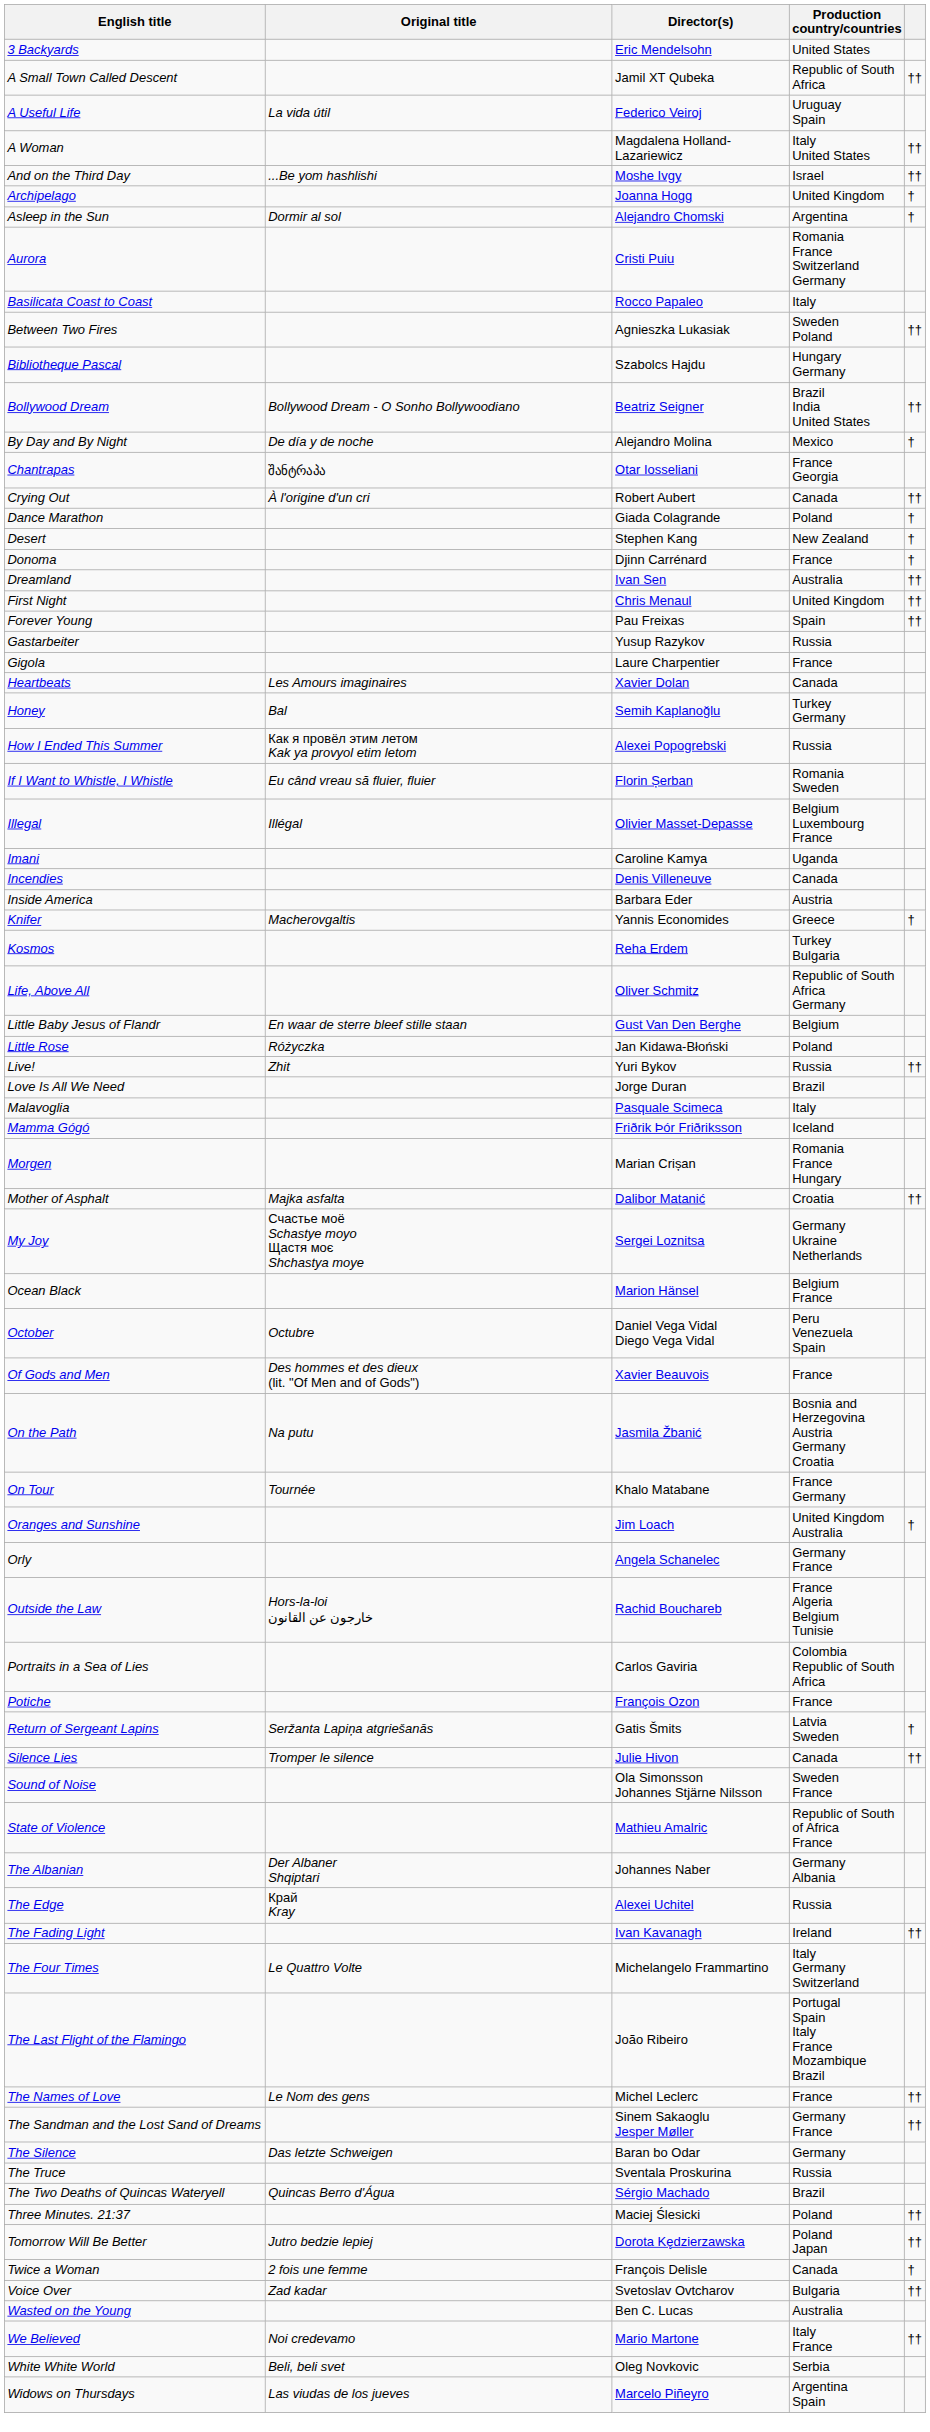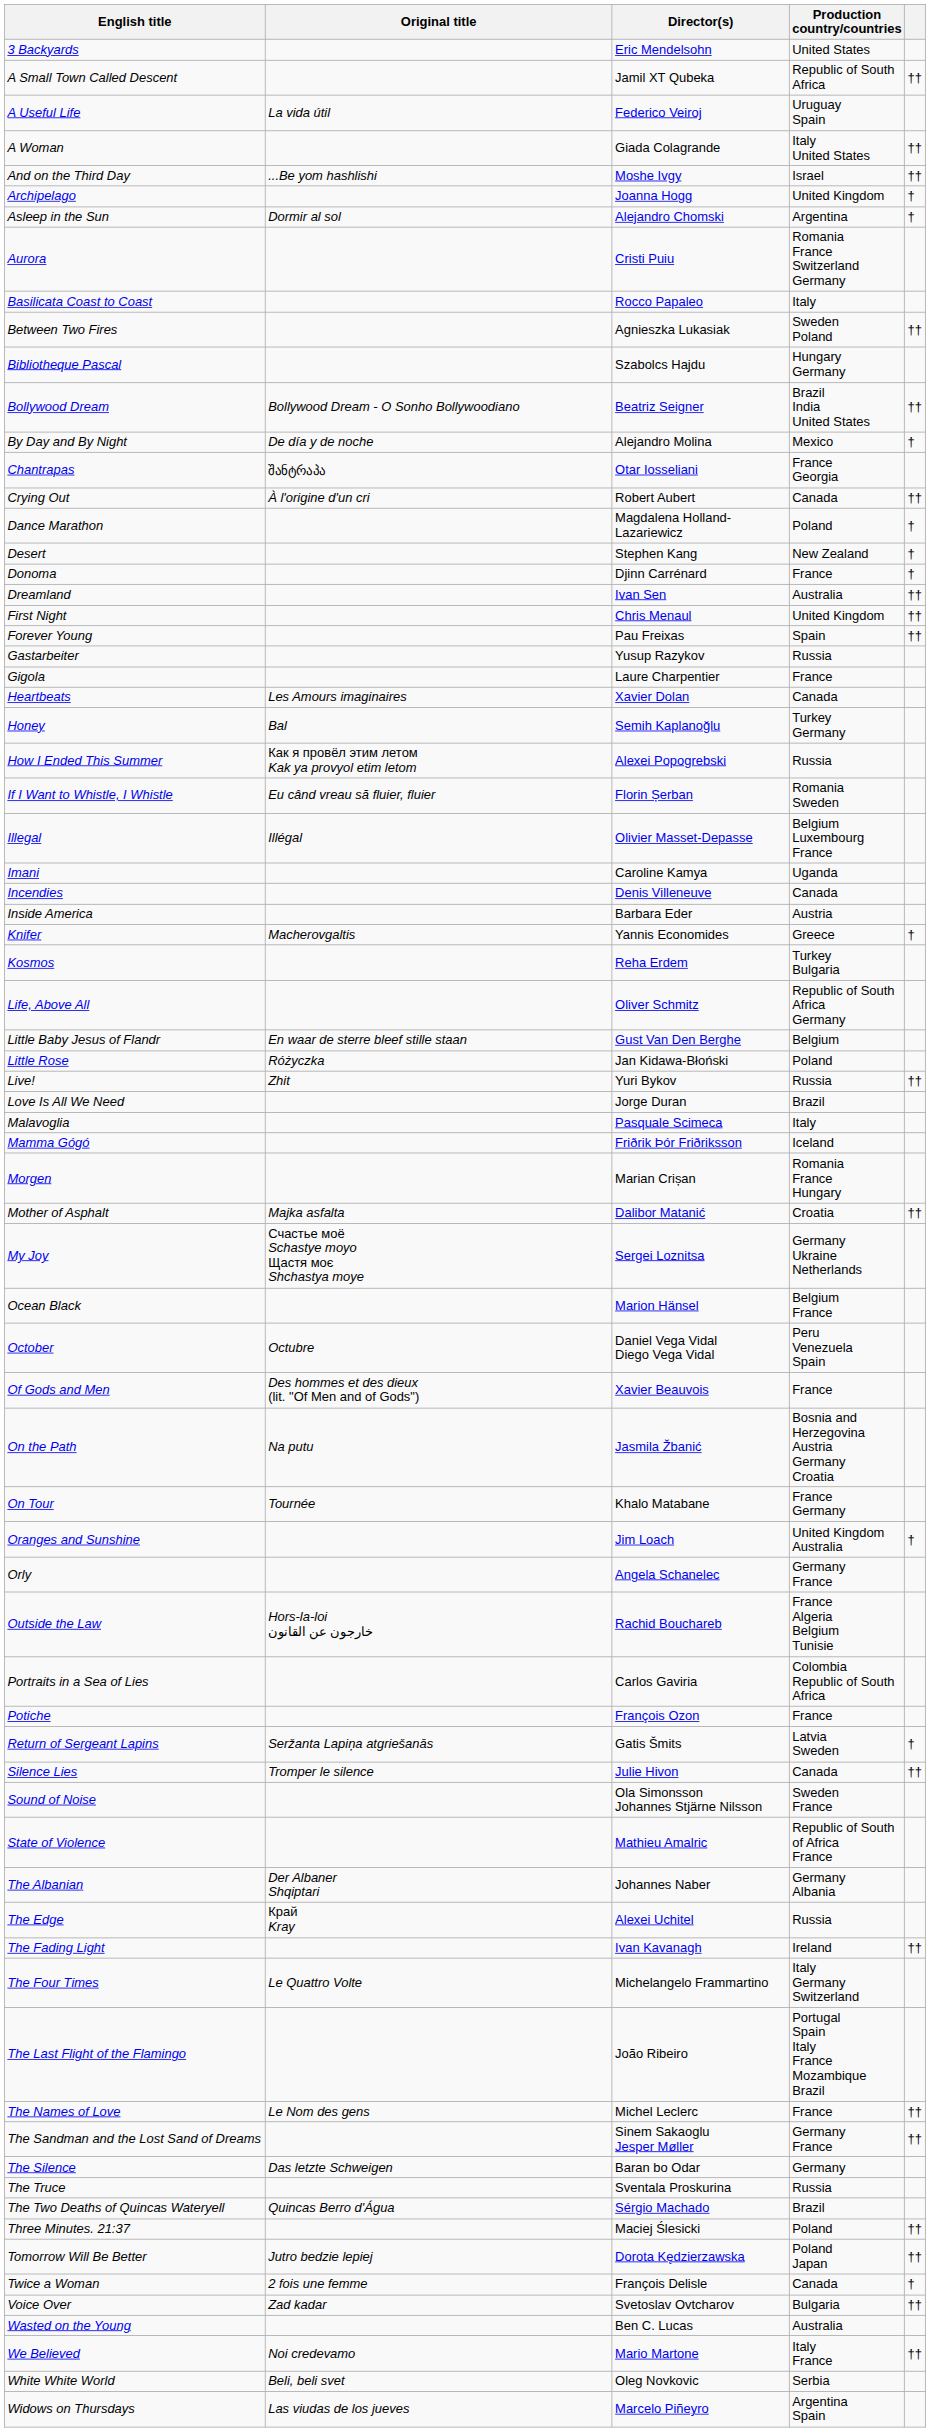(673, 148) Magdalena Holland-Lazariewicz -> (668, 148) Giada Colagrande
(668, 518) Giada Colagrande -> (673, 525) Magdalena Holland-Lazariewicz
